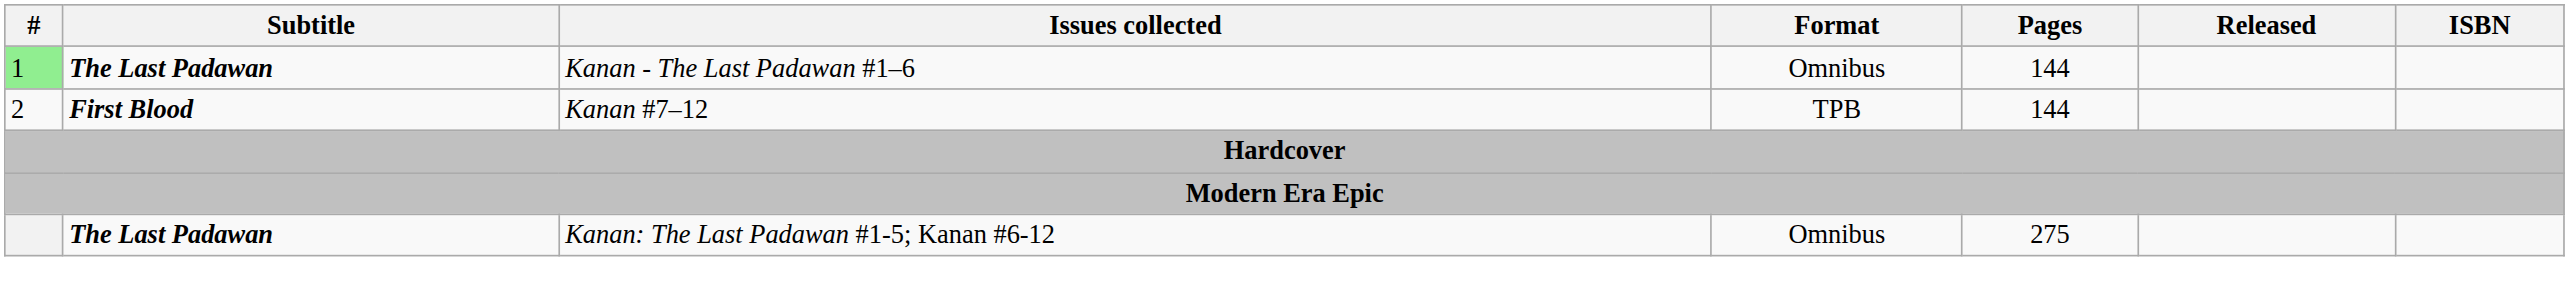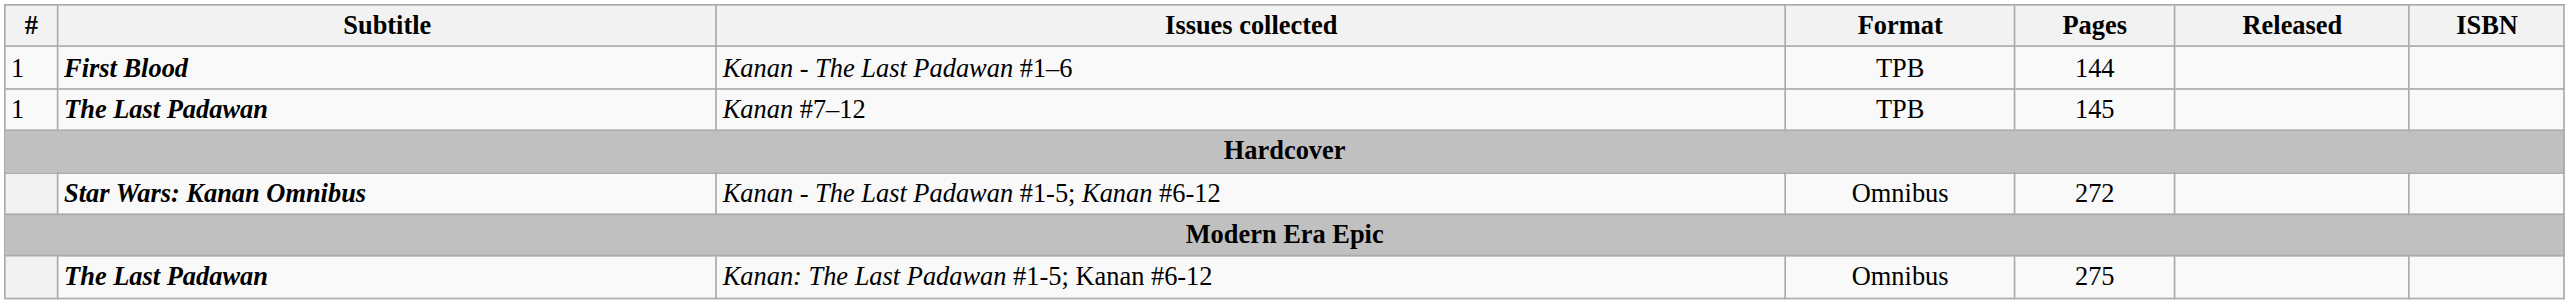(18, 67) lightgreen background -> (18, 67) no background
(171, 67) The Last Padawan -> (126, 67) First Blood
(1837, 67) Omnibus -> (1900, 67) TPB
(18, 109) 2 -> (18, 109) 1
(131, 109) First Blood -> (166, 109) The Last Padawan
(2050, 109) 144 -> (2095, 109) 145
+ row: (972, 192)
